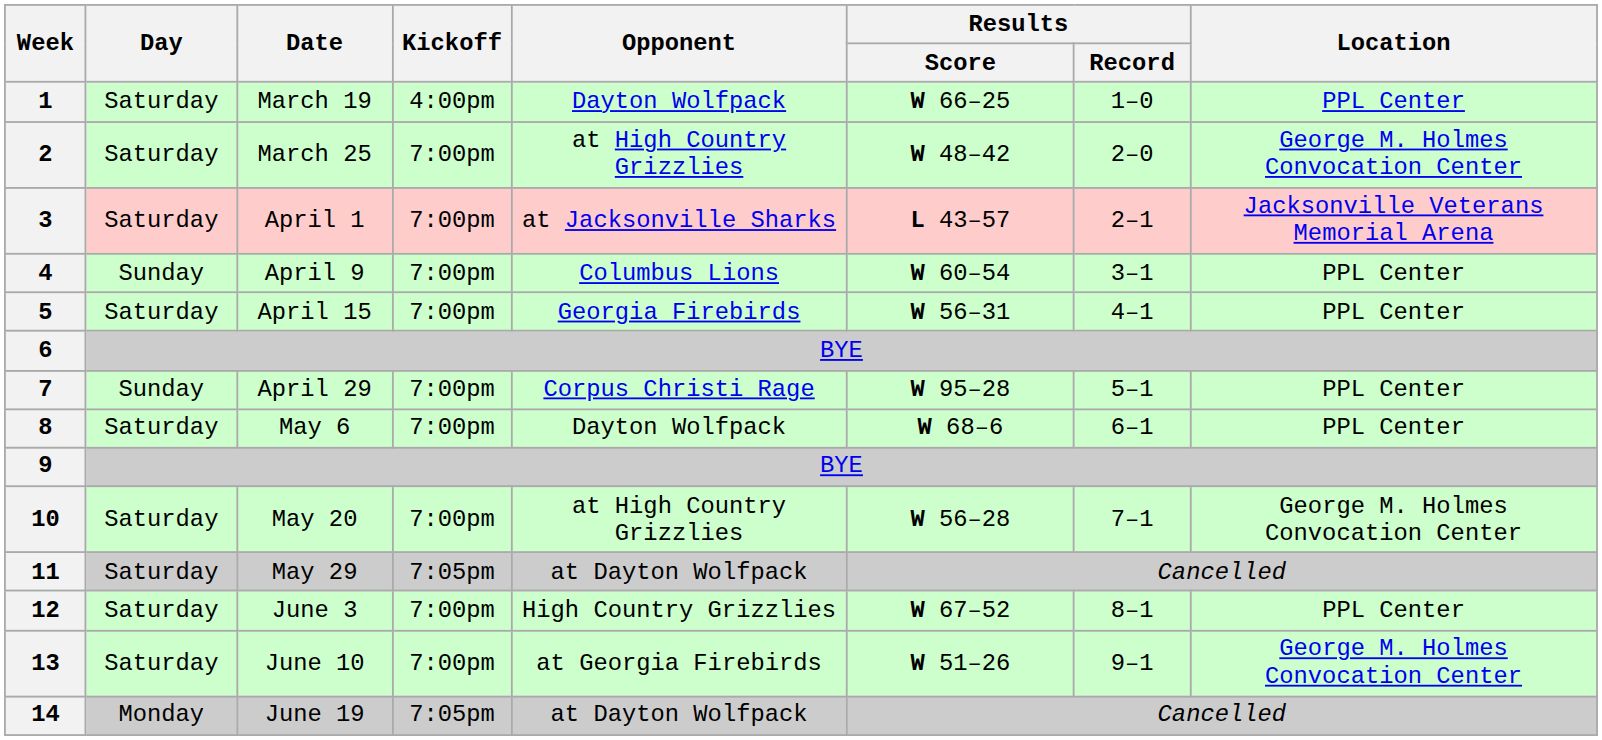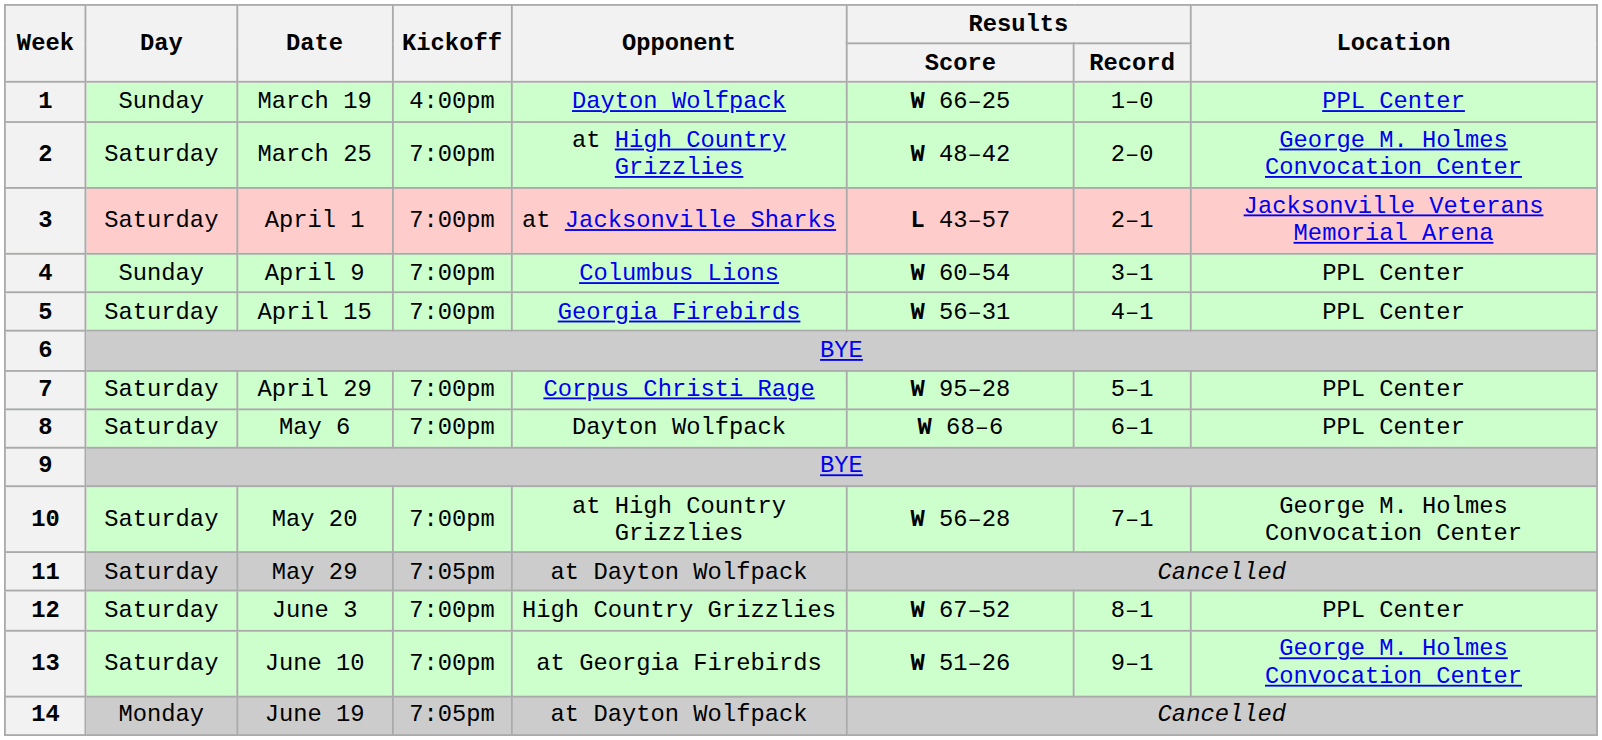(161, 102) Saturday -> (161, 102) Sunday
(161, 389) Sunday -> (161, 389) Saturday
